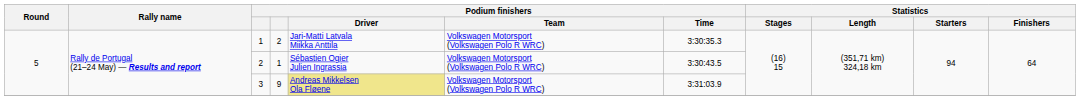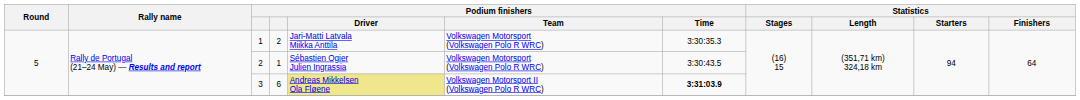(279, 84) 9 -> (279, 84) 6
(496, 84) Volkswagen Motorsport (Volkswagen Polo R WRC) -> (495, 84) Volkswagen Motorsport II (Volkswagen Polo R WRC)
(704, 84) normal -> (704, 84) bold
